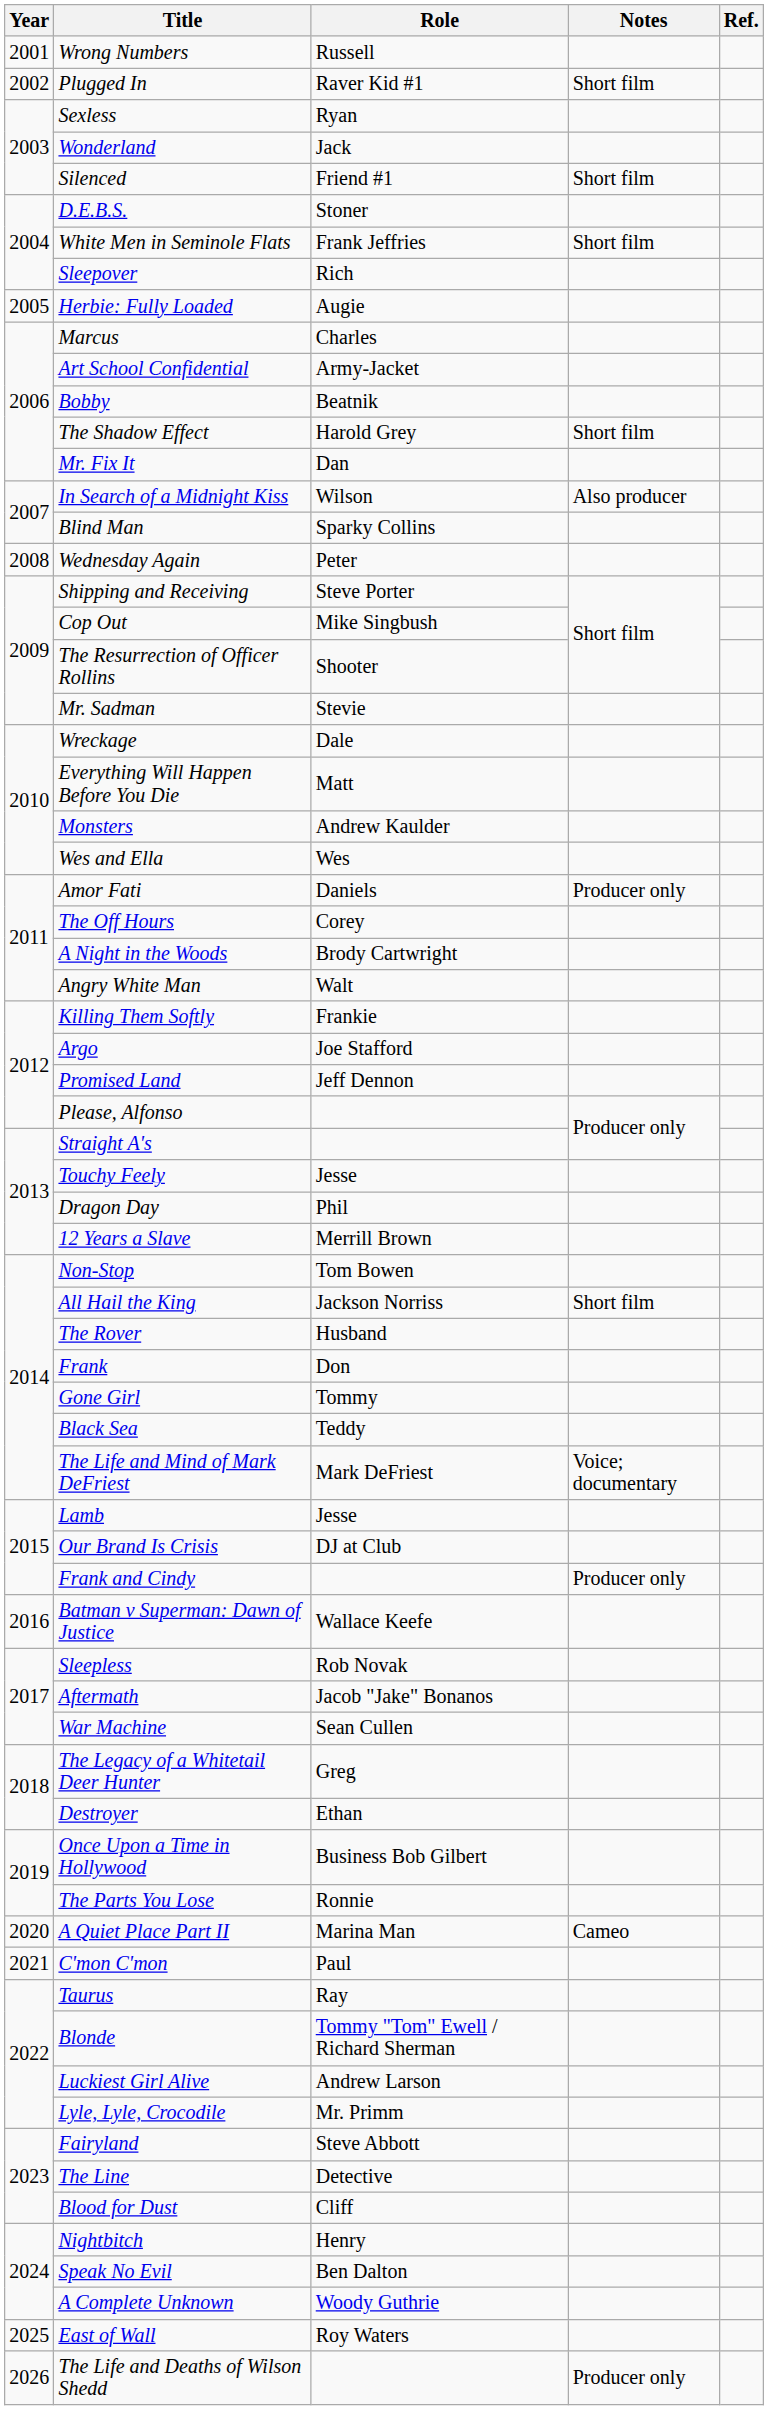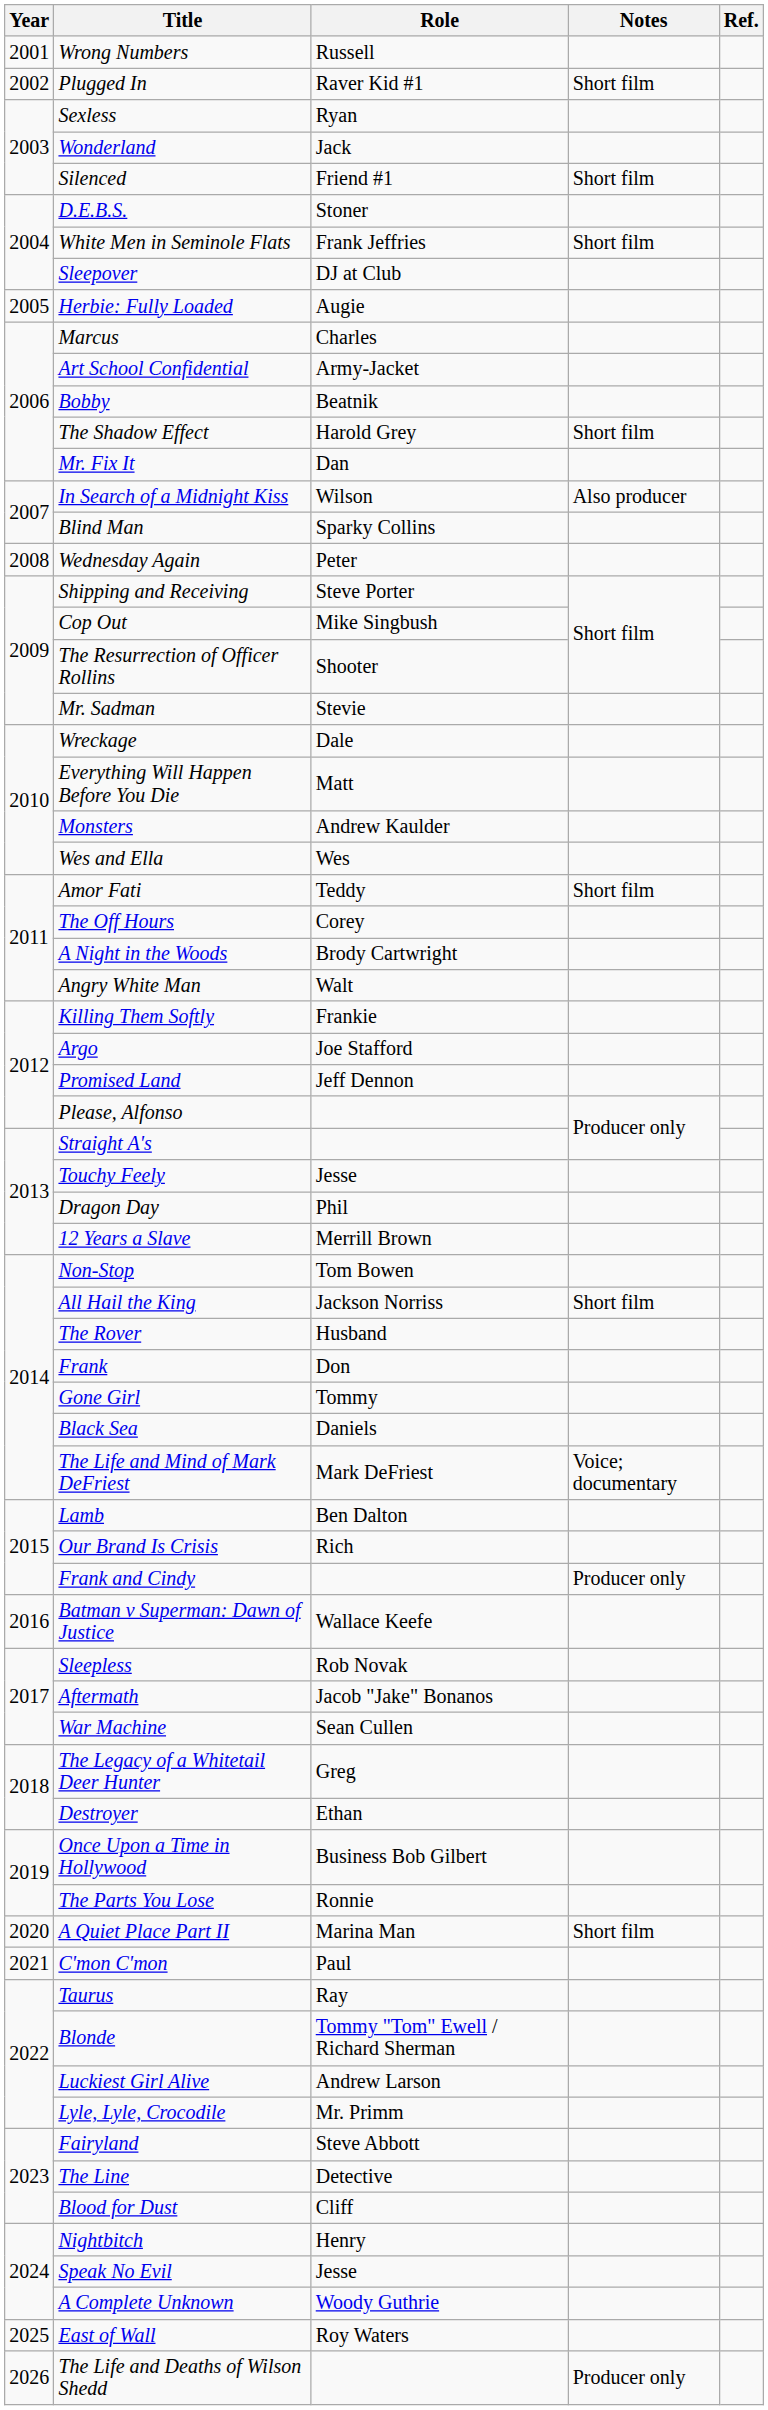(335, 274) Rich -> (359, 274) DJ at Club
(346, 890) Daniels -> (341, 890) Teddy
(629, 890) Producer only -> (614, 890) Short film
(341, 1429) Teddy -> (346, 1429) Daniels
(336, 1515) Jesse -> (362, 1515) Ben Dalton
(359, 1546) DJ at Club -> (335, 1546) Rich
(601, 1931) Cameo -> (614, 1931) Short film
(362, 2271) Ben Dalton -> (336, 2271) Jesse
